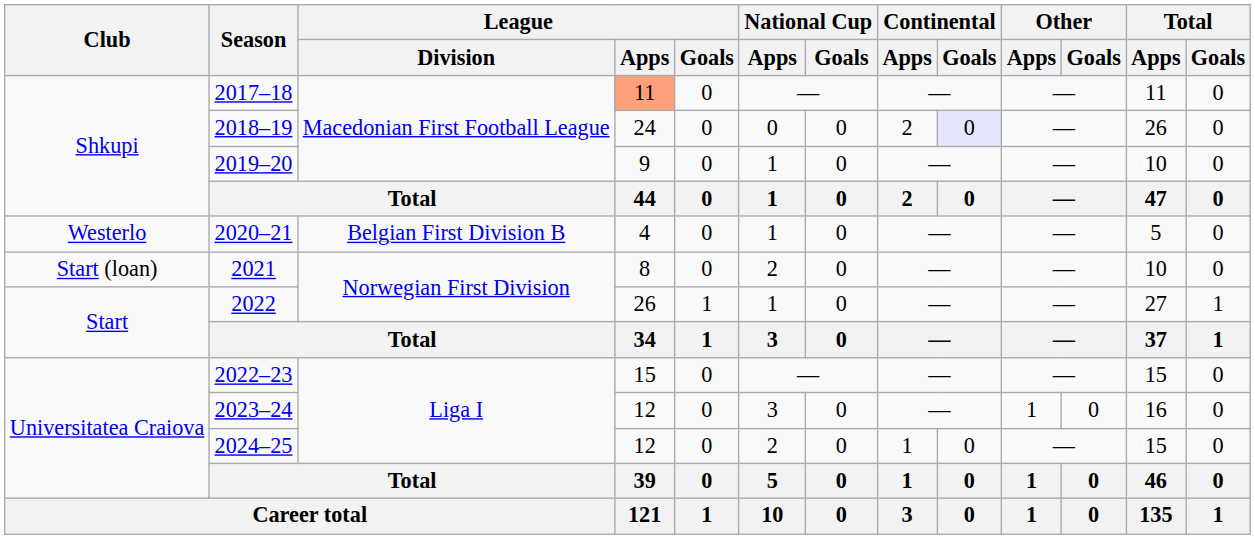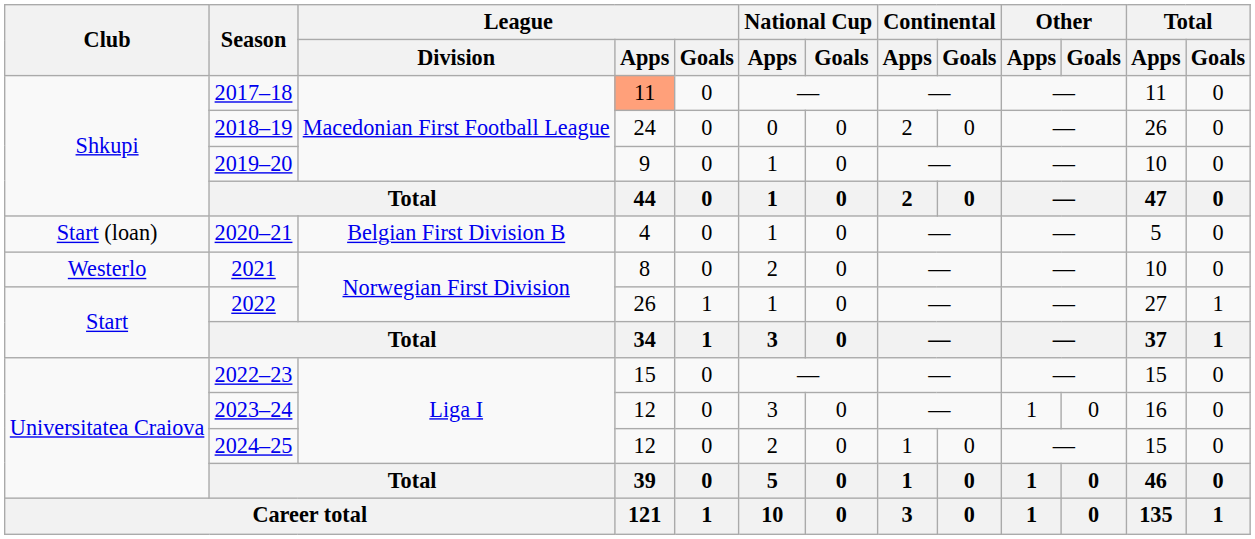(969, 127) lavender background -> (969, 127) no background
(107, 233) Westerlo -> (107, 233) Start (loan)
(107, 269) Start (loan) -> (107, 269) Westerlo
